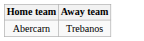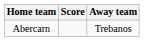+ column: (73, 12)
